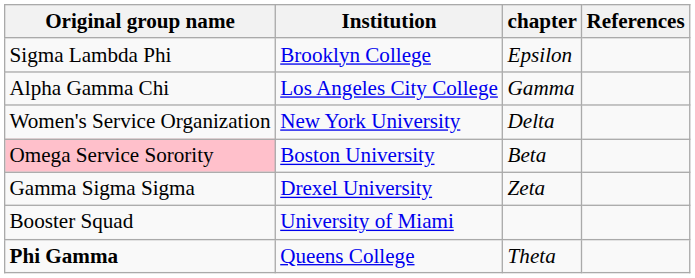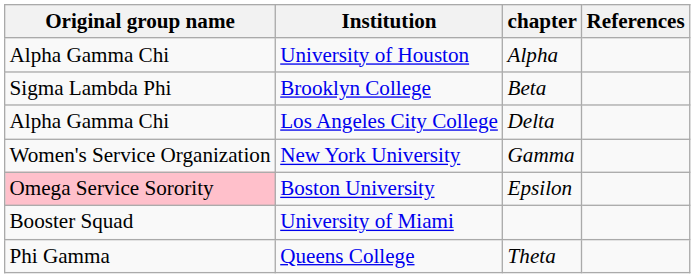+ row: (375, 54)
(540, 54) Epsilon -> (527, 88) Beta
(541, 88) Gamma -> (531, 121) Delta
(531, 121) Delta -> (541, 155) Gamma
(527, 155) Beta -> (540, 188) Epsilon
- row: (356, 188)
(64, 255) bold -> (60, 255) normal
